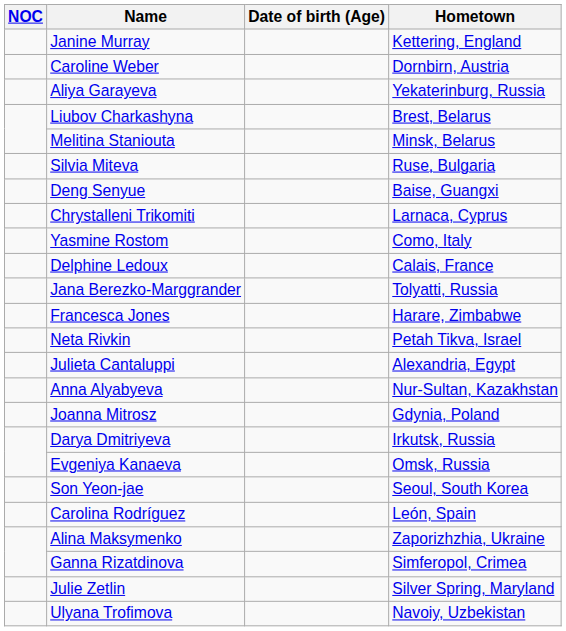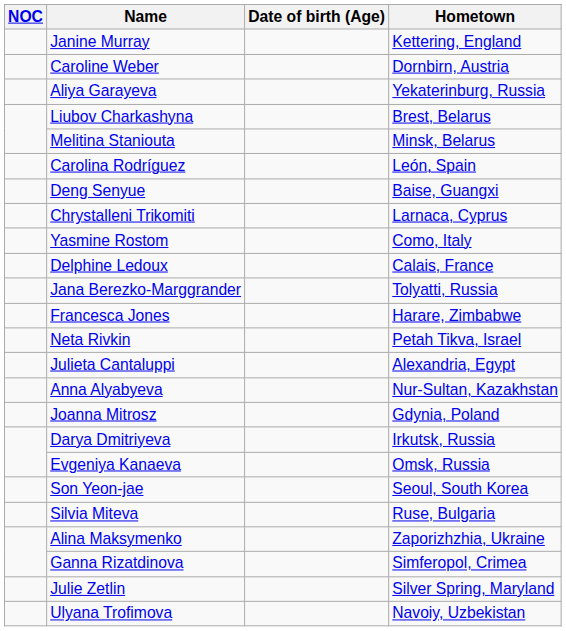rows swapped: (94, 166) <-> (118, 514)
